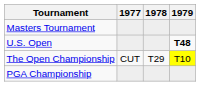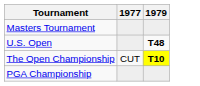- column: (156, 12)
(182, 58) normal -> (156, 58) bold
